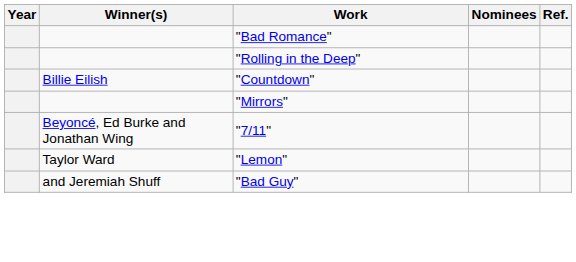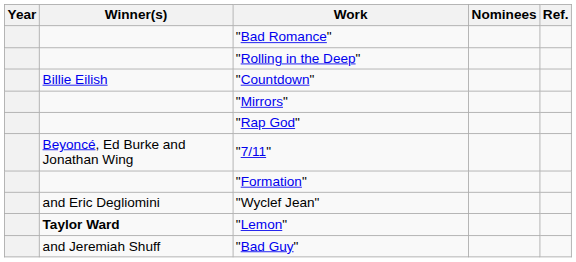+ row: (268, 123)
+ row: (271, 181)
+ row: (278, 203)
(79, 159) normal -> (81, 224) bold
